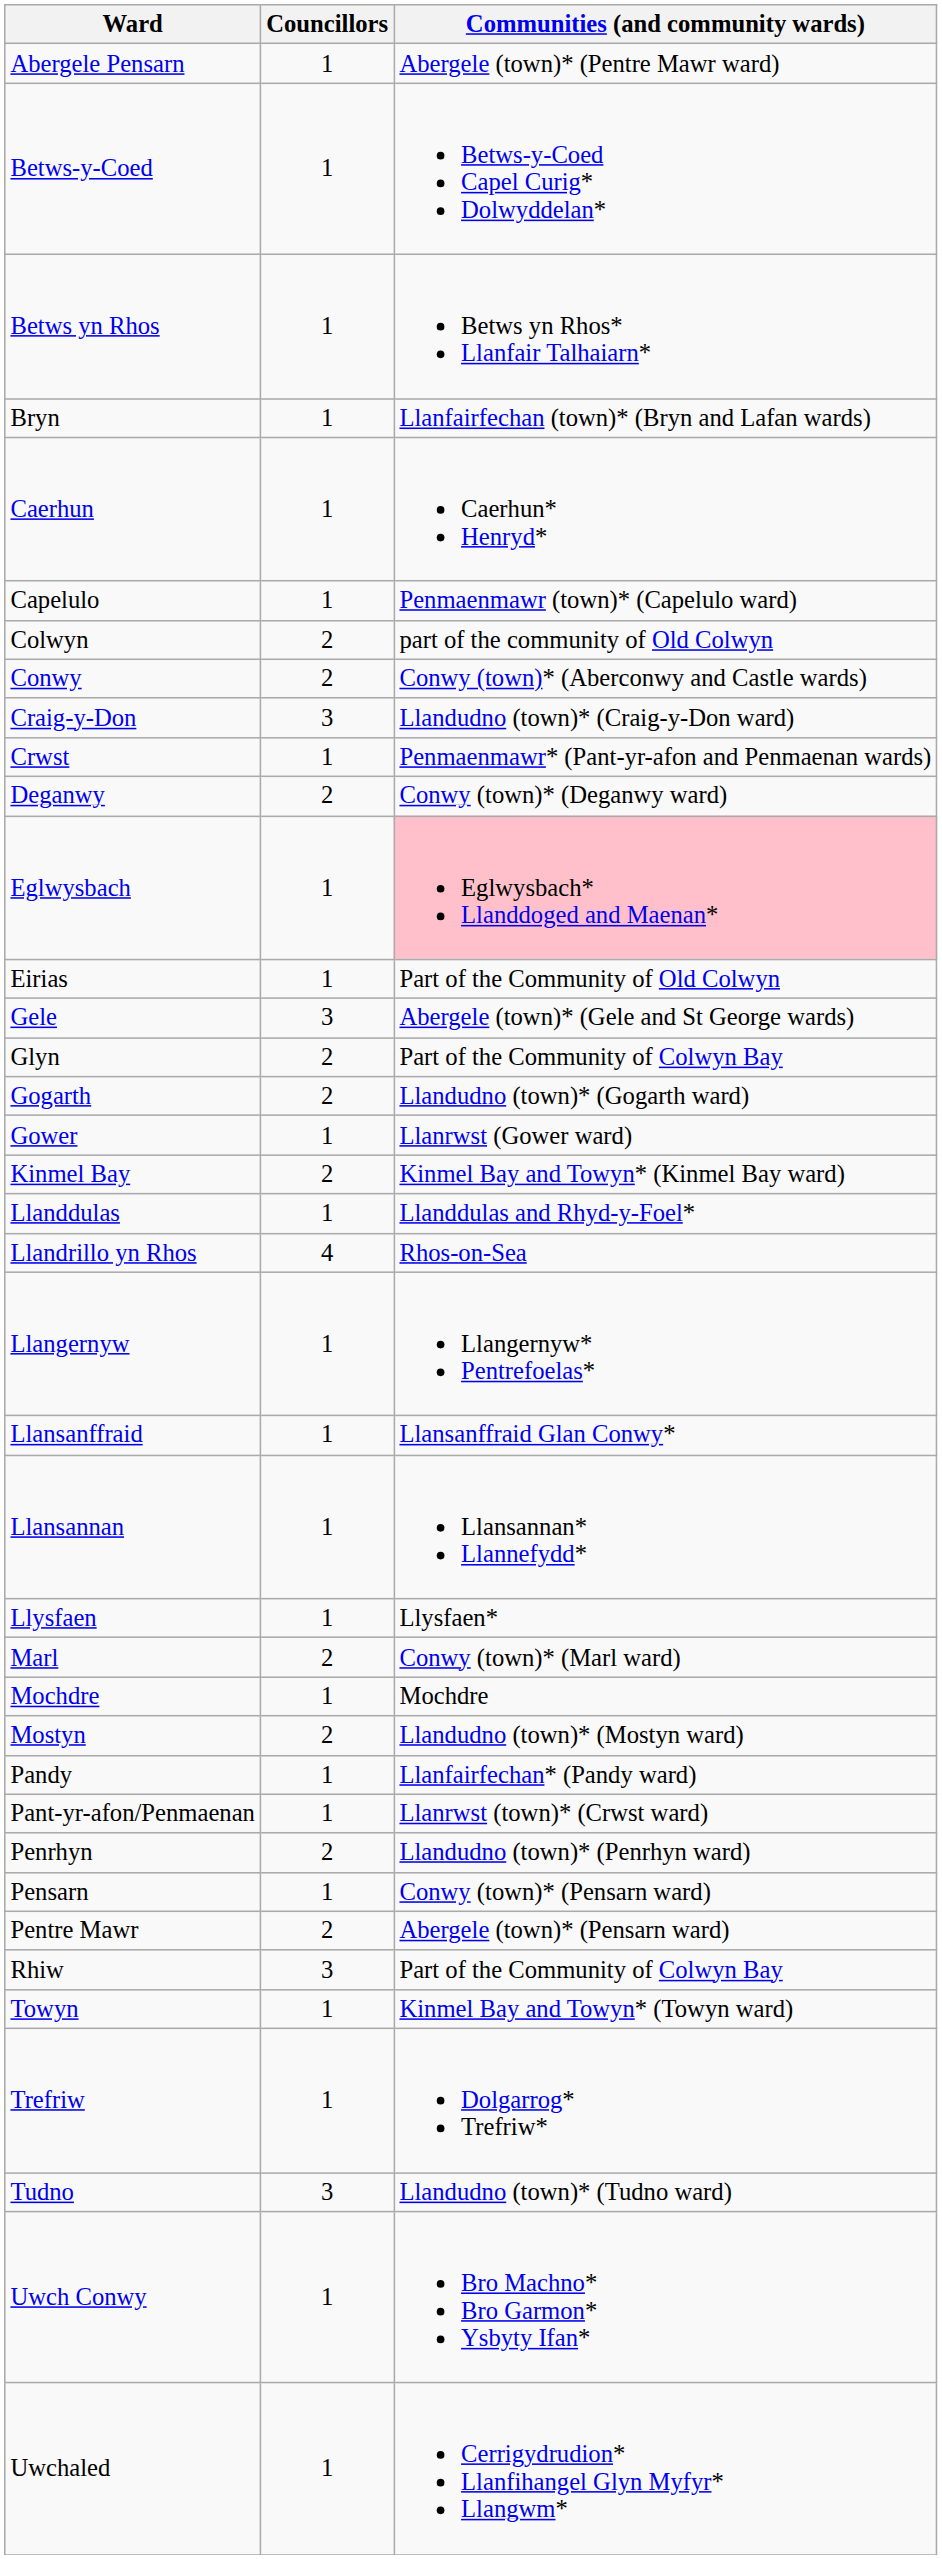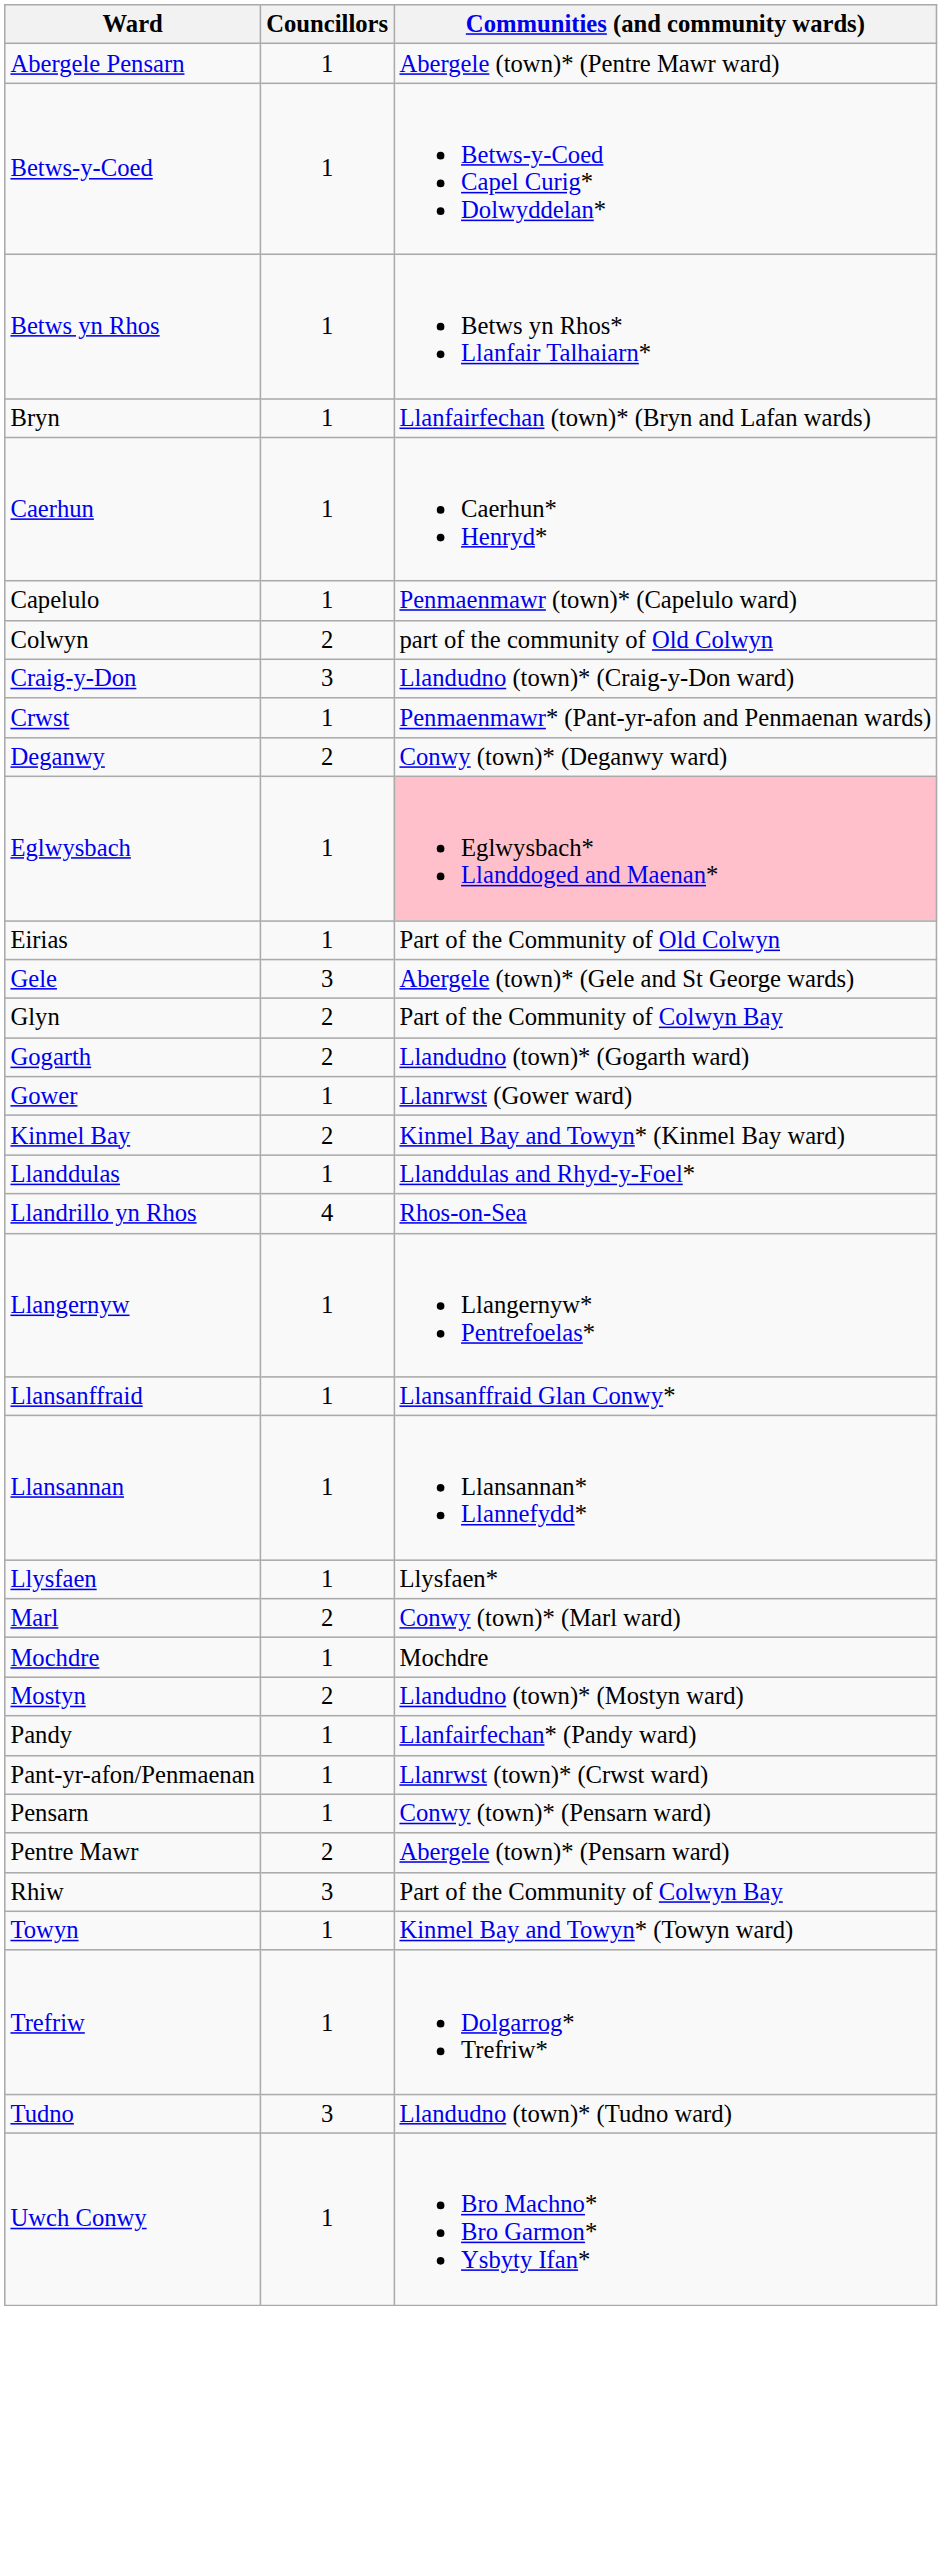- row: (46, 678)
- row: (52, 1852)
- row: (60, 2468)
